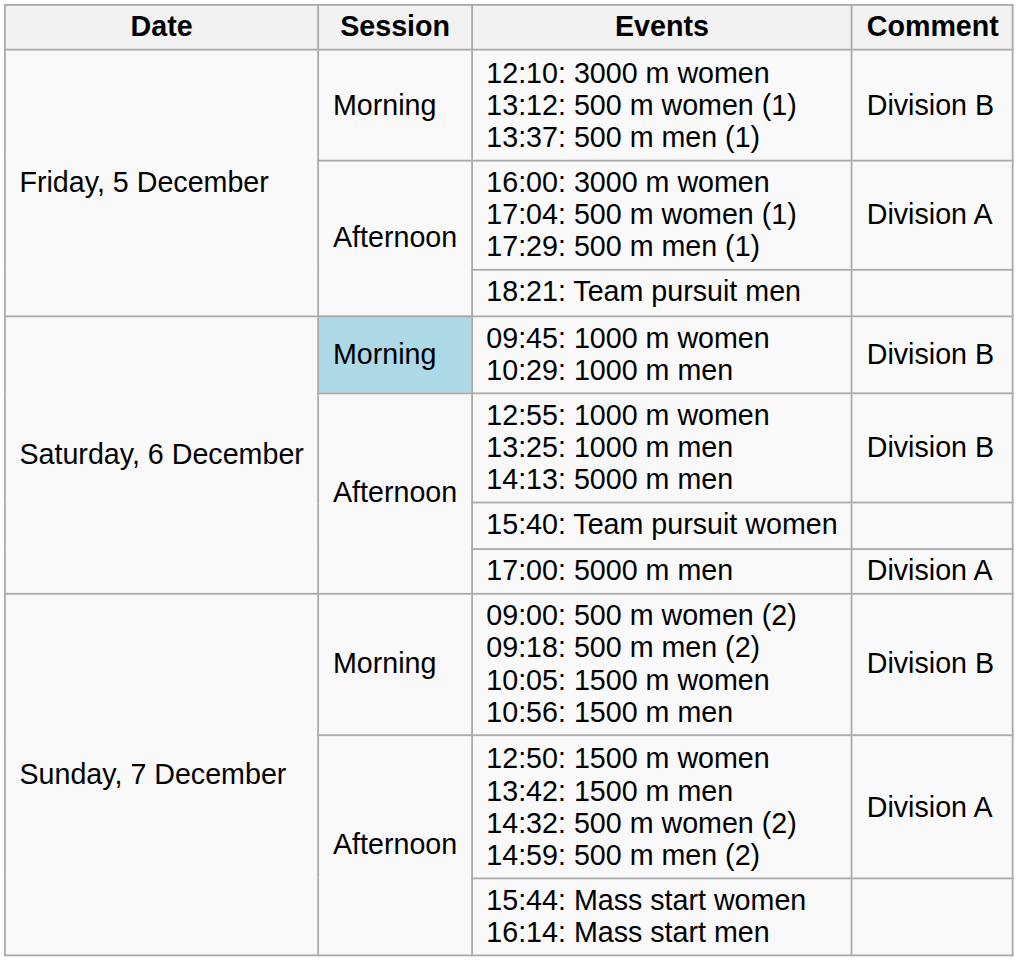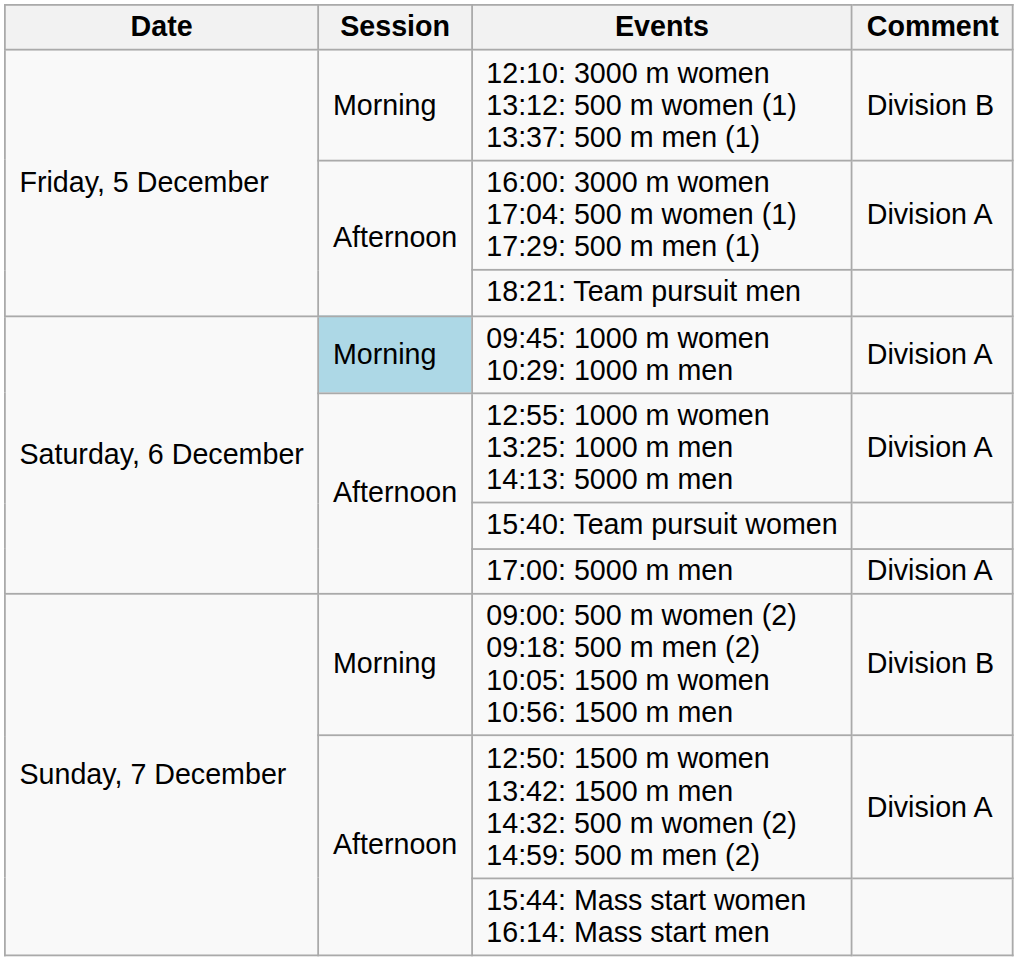(930, 353) Division B -> (930, 353) Division A
(930, 447) Division B -> (930, 447) Division A
